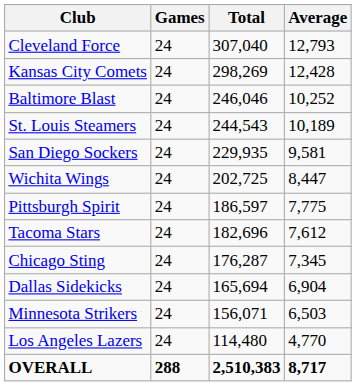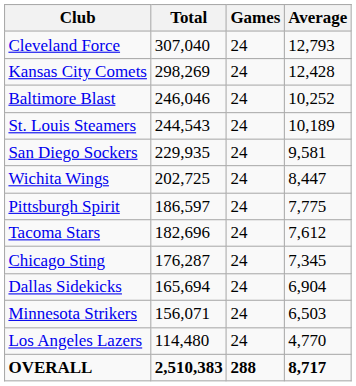columns swapped: (180, 17) <-> (246, 17)
